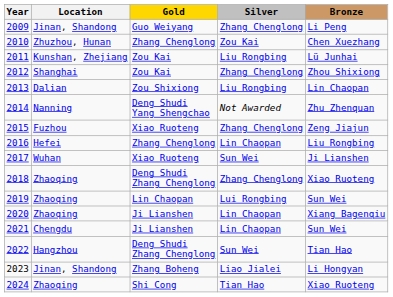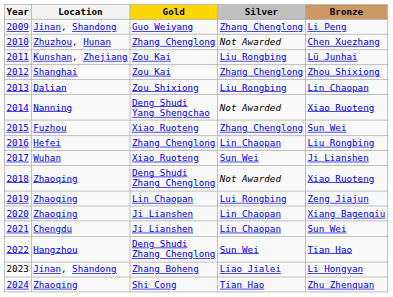(239, 42) Zou Kai -> (250, 42) Not Awarded
(341, 107) Zhu Zhenquan -> (341, 107) Xiao Ruoteng
(338, 128) Zeng Jiajun -> (327, 128) Sun Wei
(261, 178) Zhang Chenglong -> (250, 178) Not Awarded
(327, 199) Sun Wei -> (338, 199) Zeng Jiajun
(341, 285) Xiao Ruoteng -> (341, 285) Zhu Zhenquan
